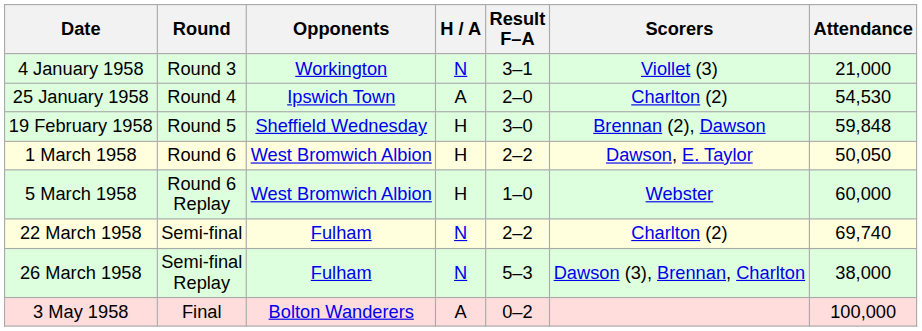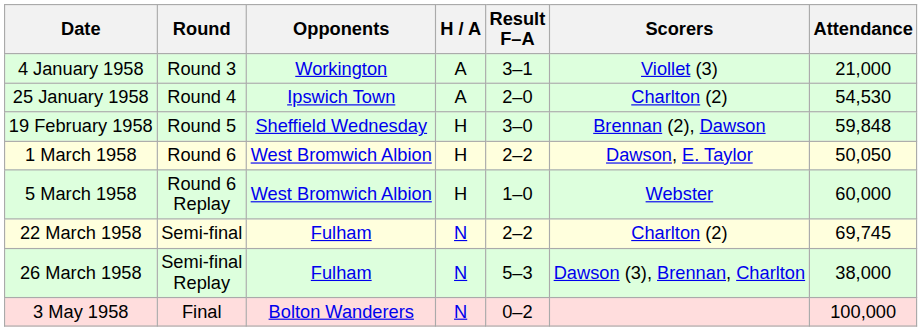(461, 68) N -> (461, 68) A
(863, 233) 69,740 -> (863, 233) 69,745
(461, 311) A -> (461, 311) N
